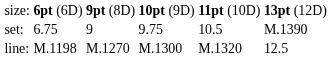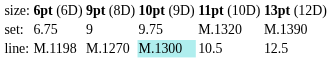(210, 29) 10.5 -> (220, 29) M.1320
(160, 48) no background -> (160, 48) paleturquoise background
(220, 48) M.1320 -> (210, 48) 10.5
